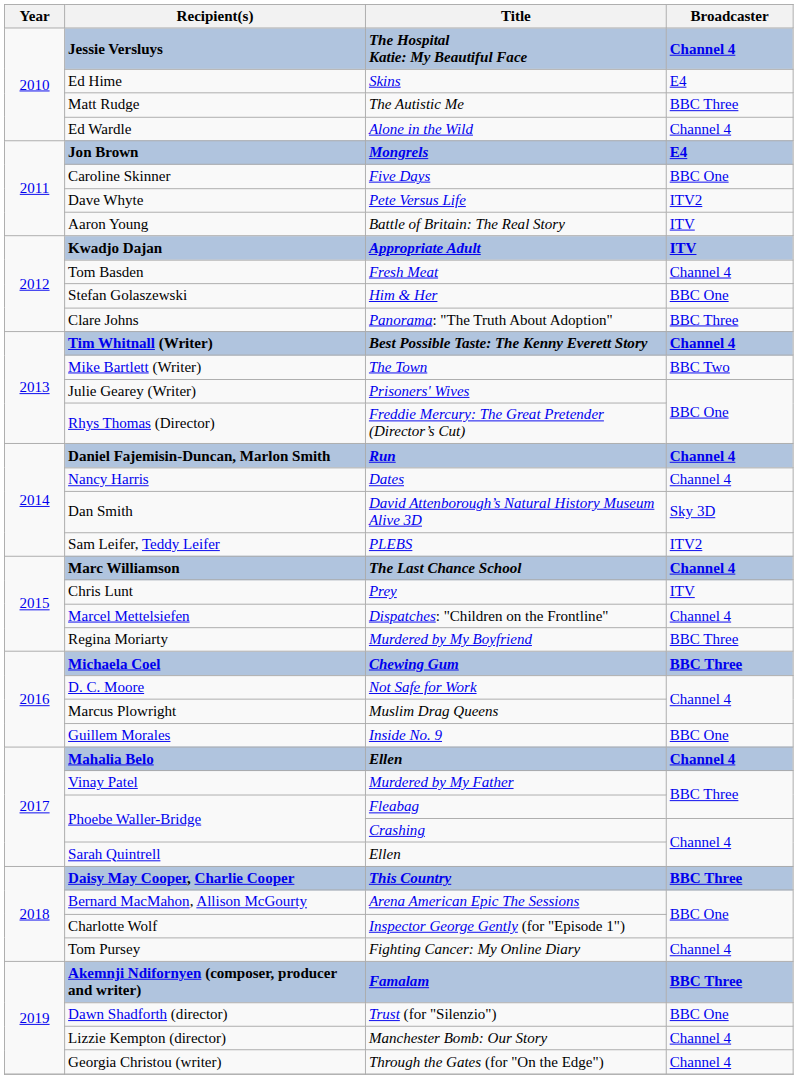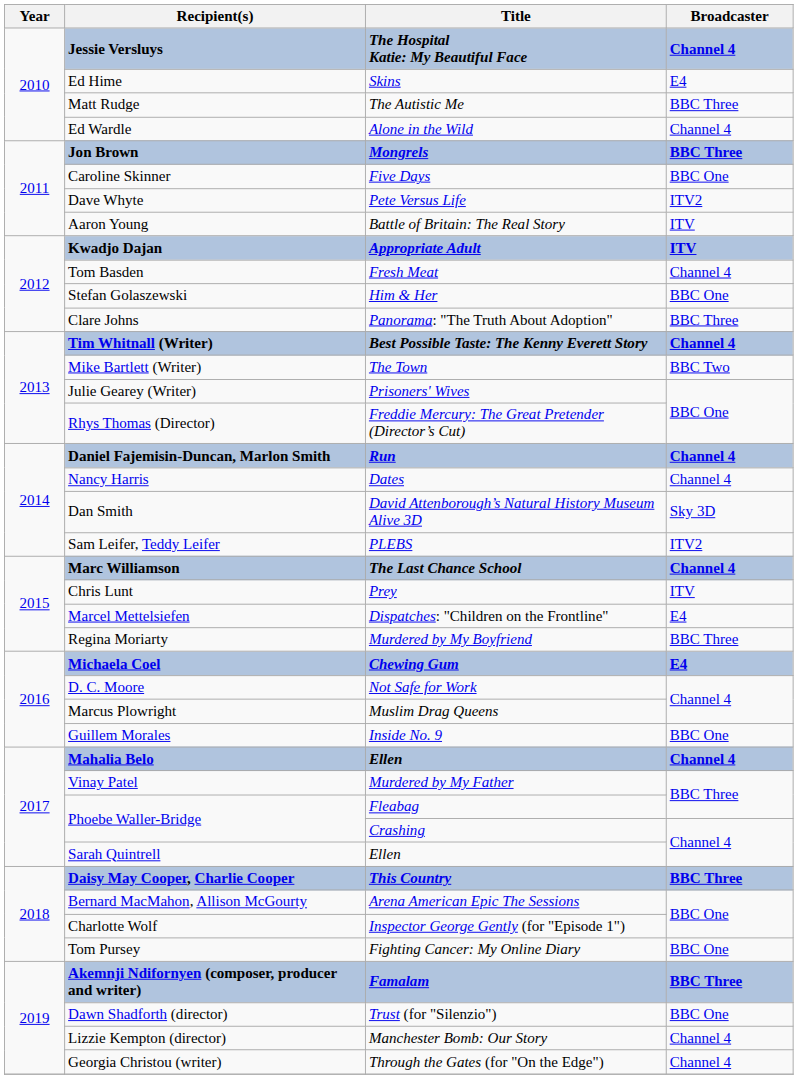(679, 152) E4 -> (706, 152) BBC Three
(700, 615) Channel 4 -> (678, 615) E4
(706, 663) BBC Three -> (679, 663) E4
(700, 949) Channel 4 -> (699, 949) BBC One
